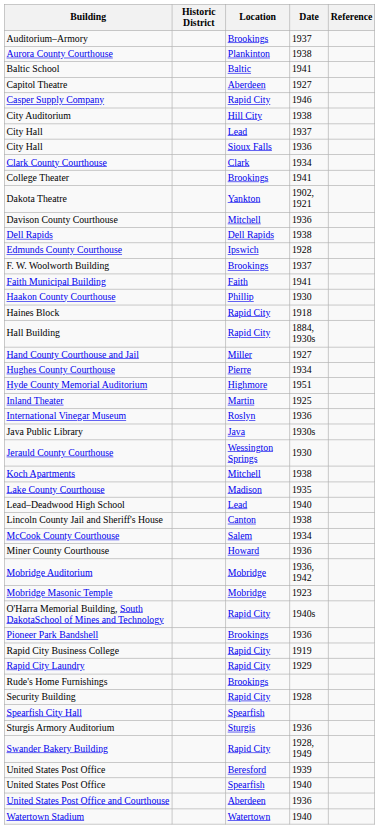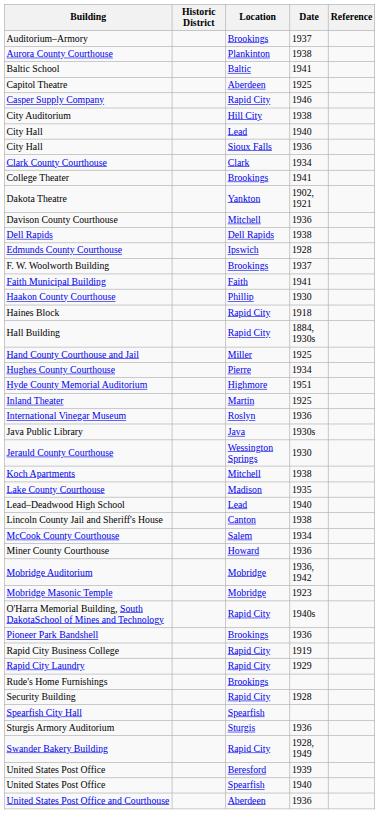(302, 85) 1927 -> (302, 85) 1925
(302, 131) 1937 -> (302, 131) 1940
(302, 354) 1927 -> (302, 354) 1925
- row: (45, 816)
